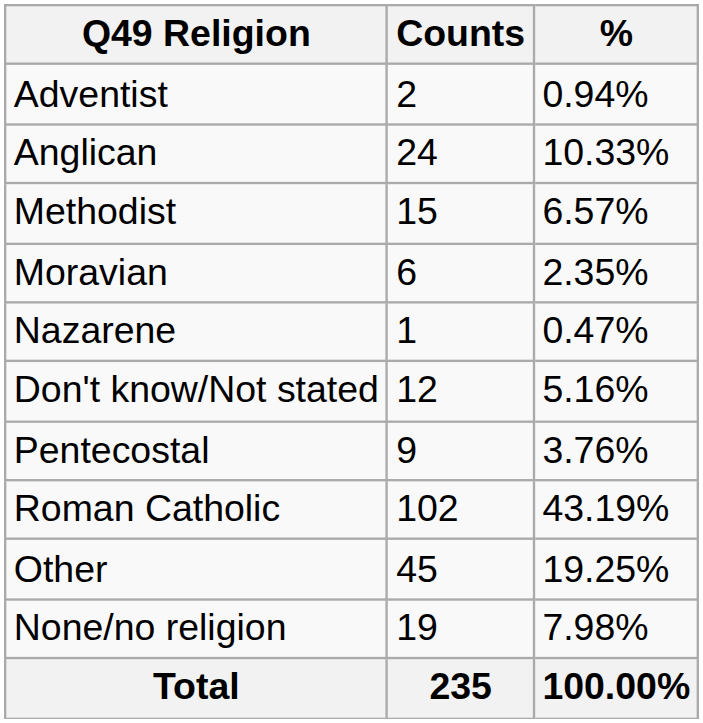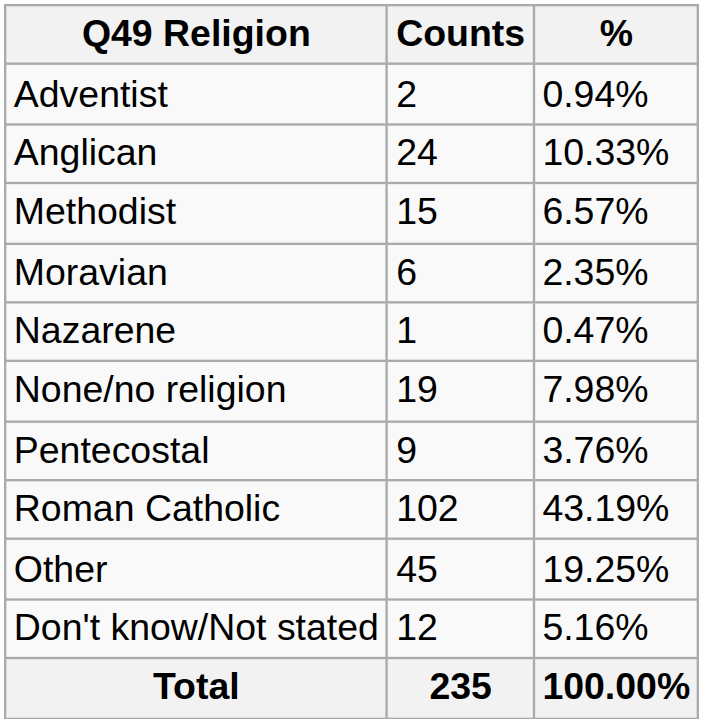rows swapped: (150, 627) <-> (196, 390)
